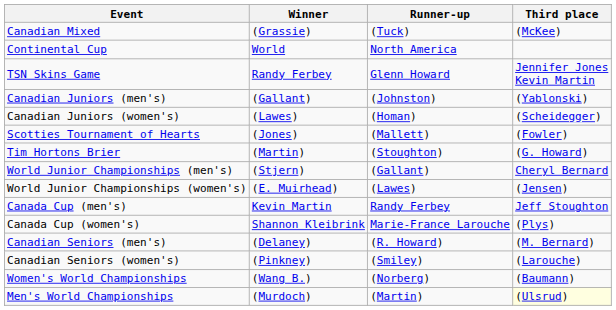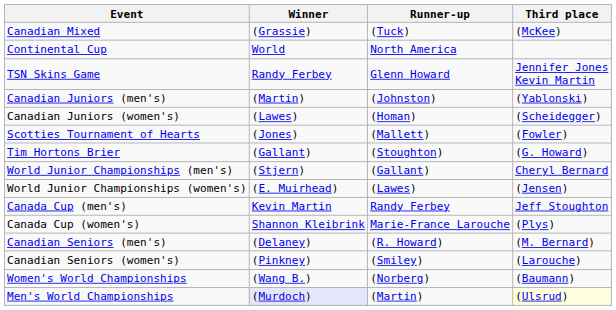(282, 98) (Gallant) -> (278, 98) (Martin)
(278, 152) (Martin) -> (282, 152) (Gallant)
(282, 296) no background -> (282, 296) lavender background
